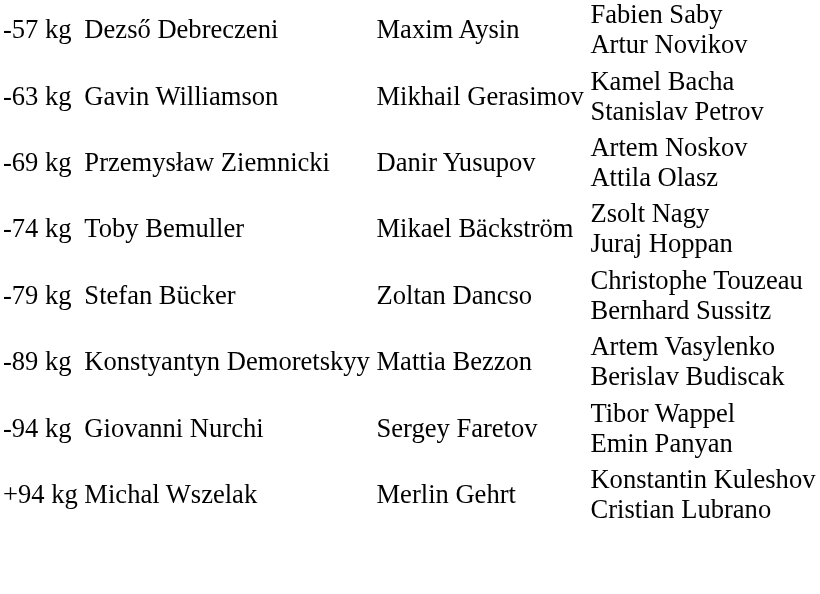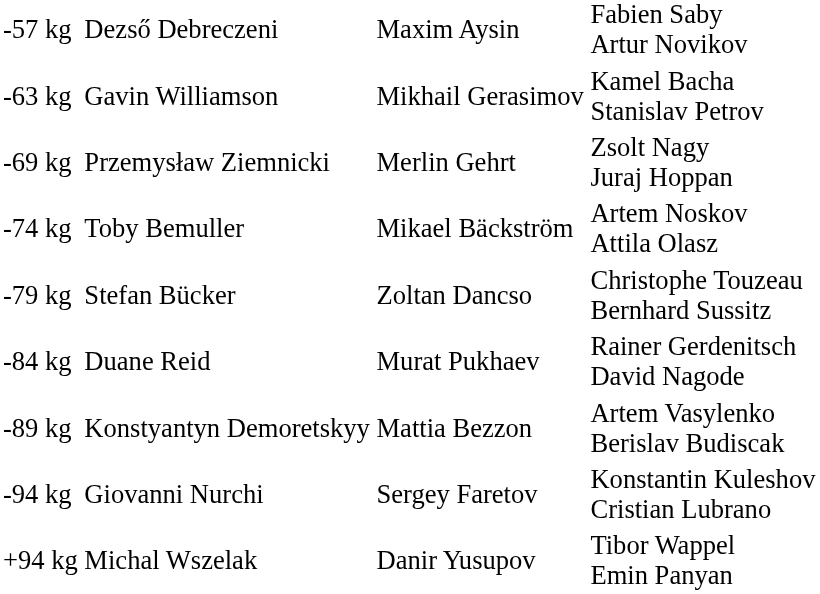(456, 162) Danir Yusupov -> (446, 162) Merlin Gehrt
(669, 162) Artem Noskov Attila Olasz -> (662, 162) Zsolt Nagy Juraj Hoppan
(662, 228) Zsolt Nagy Juraj Hoppan -> (669, 228) Artem Noskov Attila Olasz
+ row: (37, 361)
(663, 427) Tibor Wappel Emin Panyan -> (703, 494) Konstantin Kuleshov Cristian Lubrano
(446, 494) Merlin Gehrt -> (456, 560) Danir Yusupov
(703, 494) Konstantin Kuleshov Cristian Lubrano -> (663, 560) Tibor Wappel Emin Panyan
